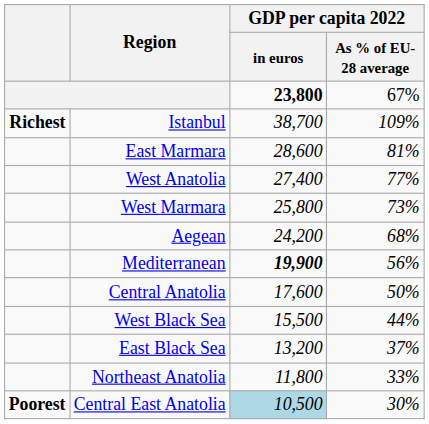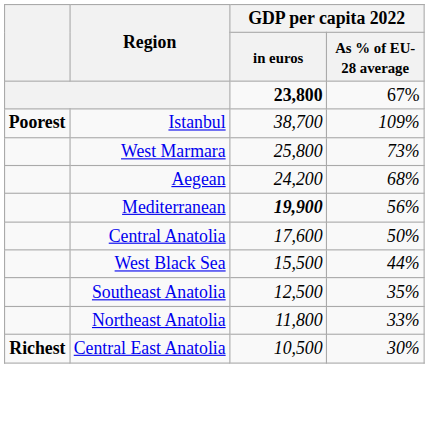(37, 123) Richest -> (37, 123) Poorest
- row: (176, 151)
- row: (176, 179)
- row: (172, 348)
+ row: (159, 292)
(37, 404) Poorest -> (37, 348) Richest
(298, 404) lightblue background -> (298, 348) no background
